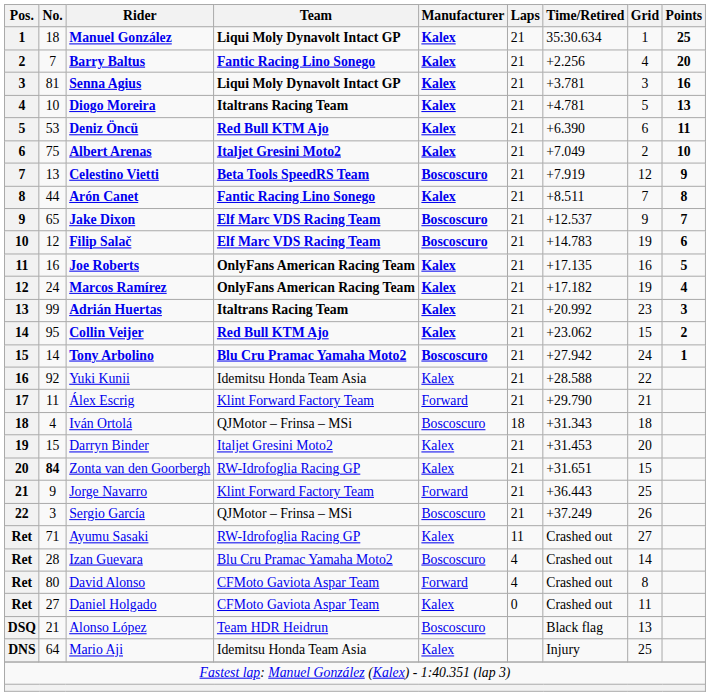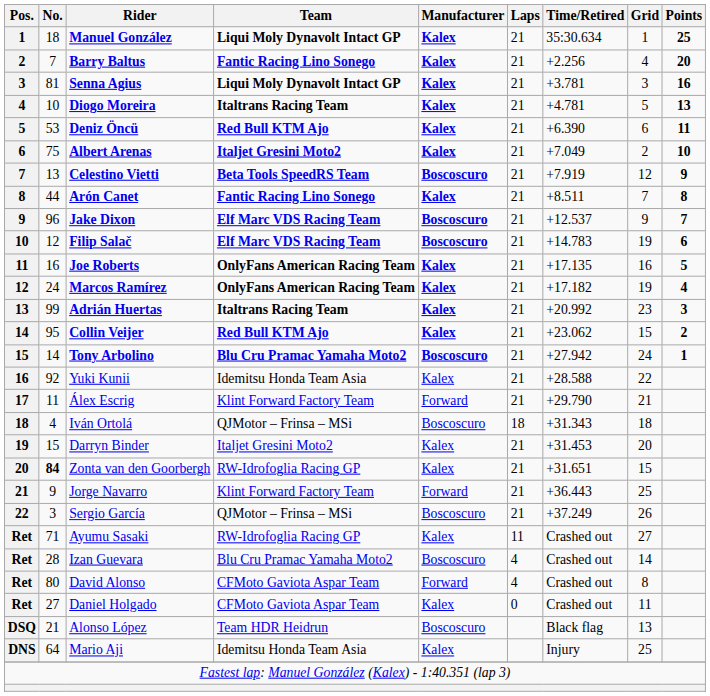(53, 219) 65 -> (53, 219) 96
